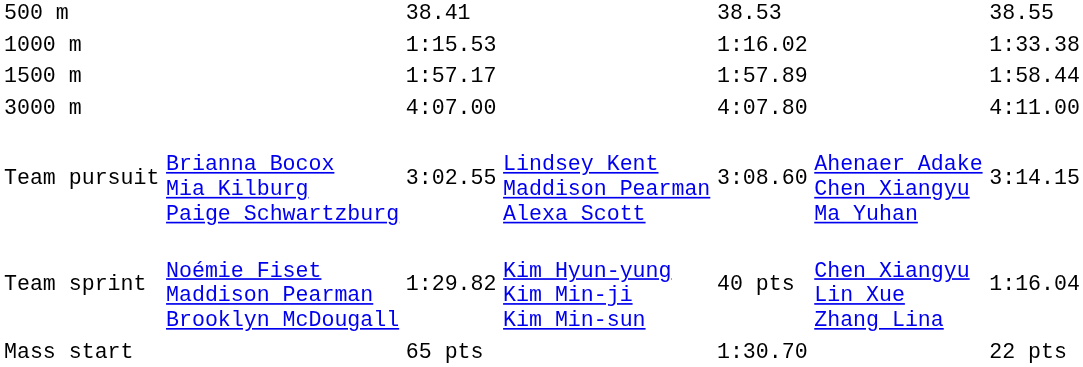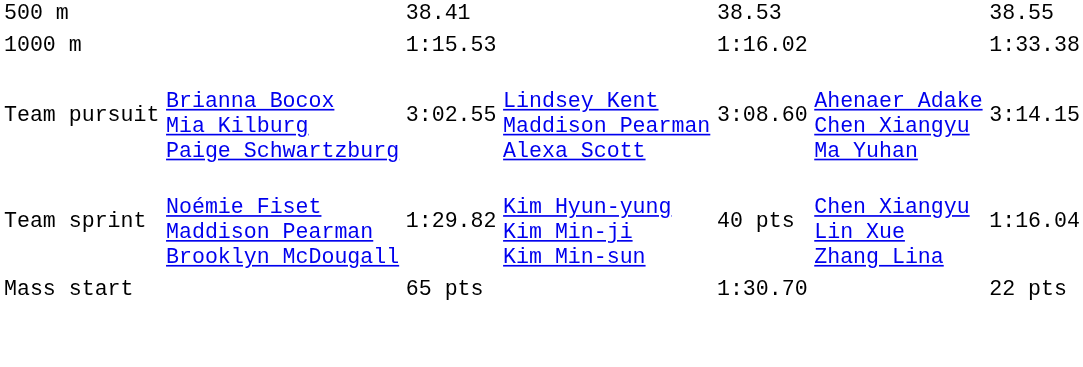- row: (43, 77)
- row: (43, 108)
